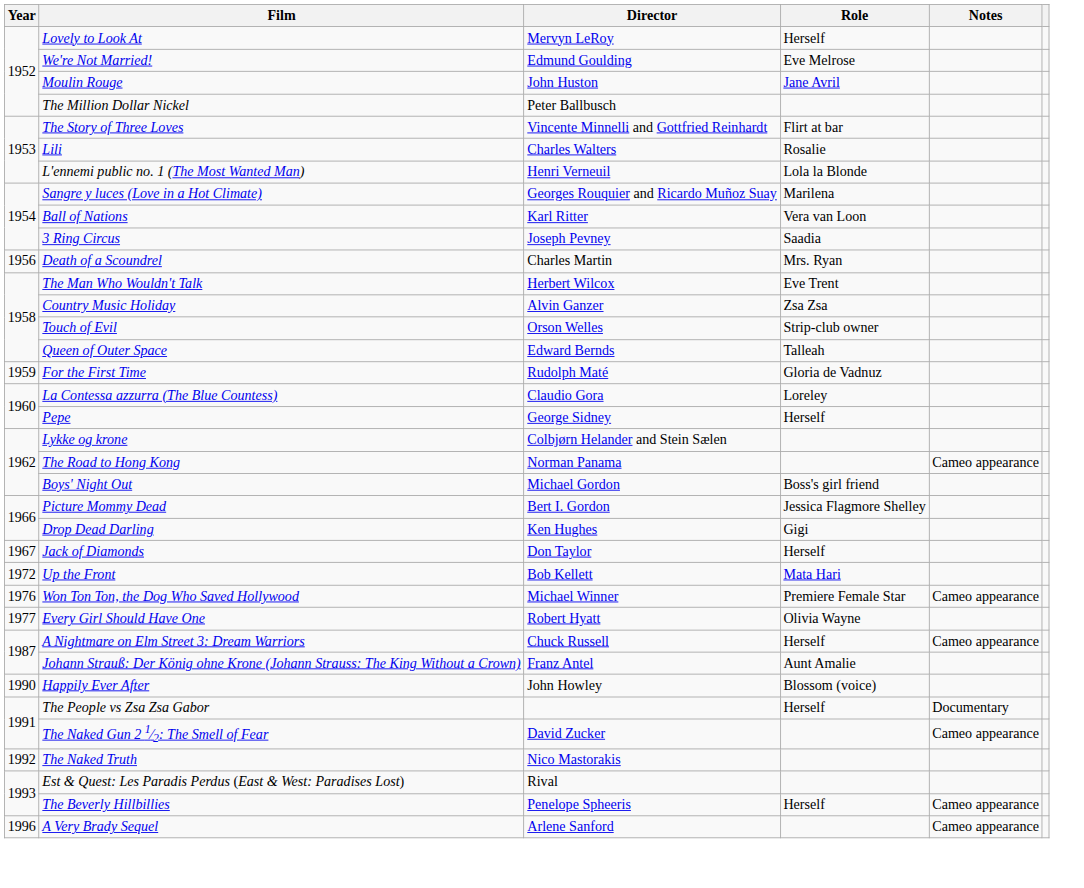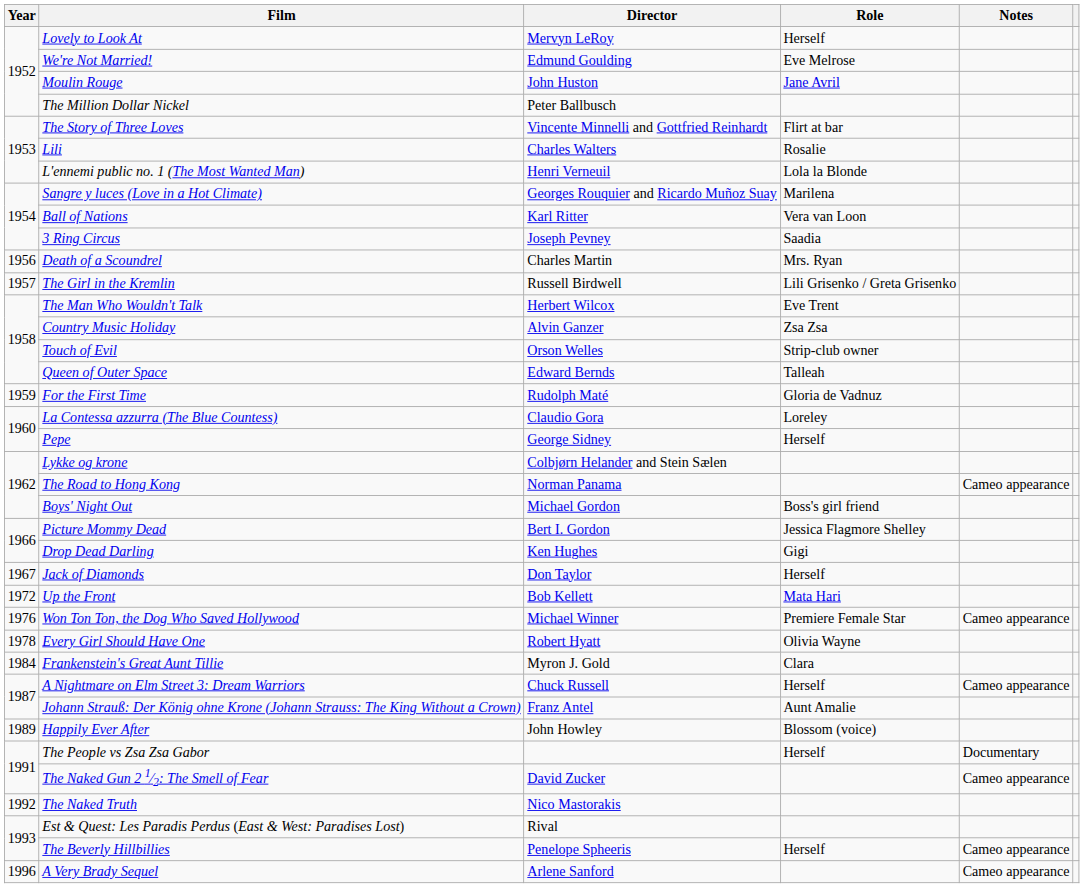+ row: (109, 283)
(22, 618) 1977 -> (22, 640) 1978
+ row: (133, 663)
(22, 685) 1990 -> (22, 730) 1989
